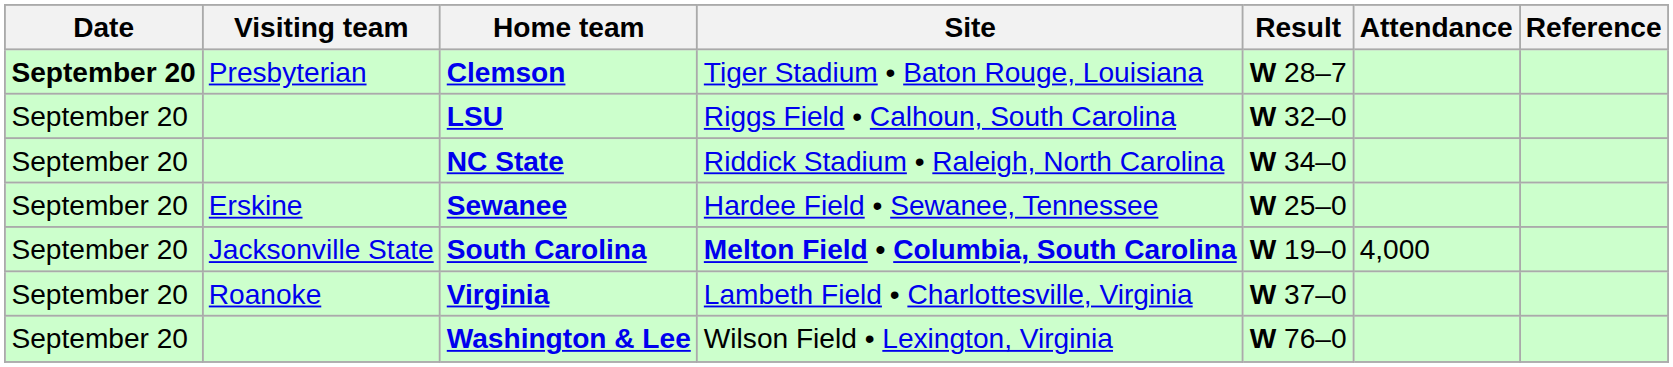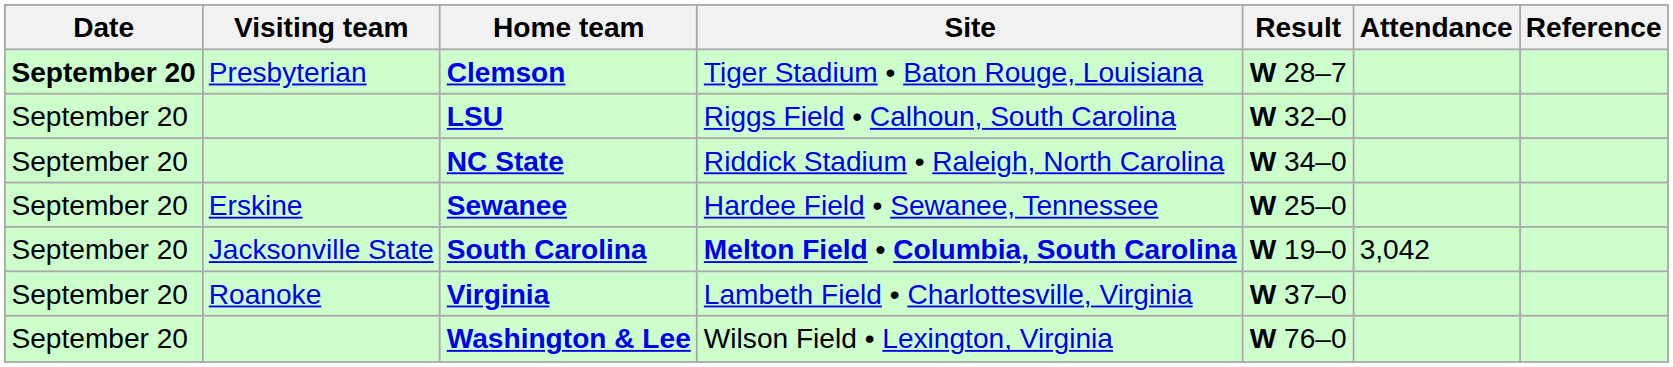(1395, 250) 4,000 -> (1395, 250) 3,042
